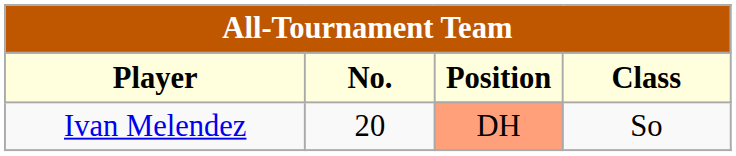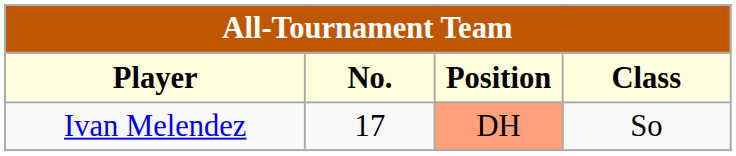(370, 125) 20 -> (370, 125) 17
